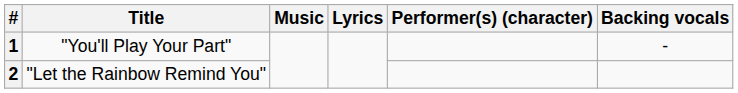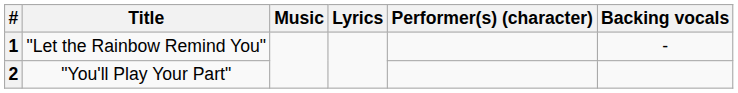(146, 46) "You'll Play Your Part" -> (146, 46) "Let the Rainbow Remind You"
(146, 74) "Let the Rainbow Remind You" -> (146, 74) "You'll Play Your Part"
